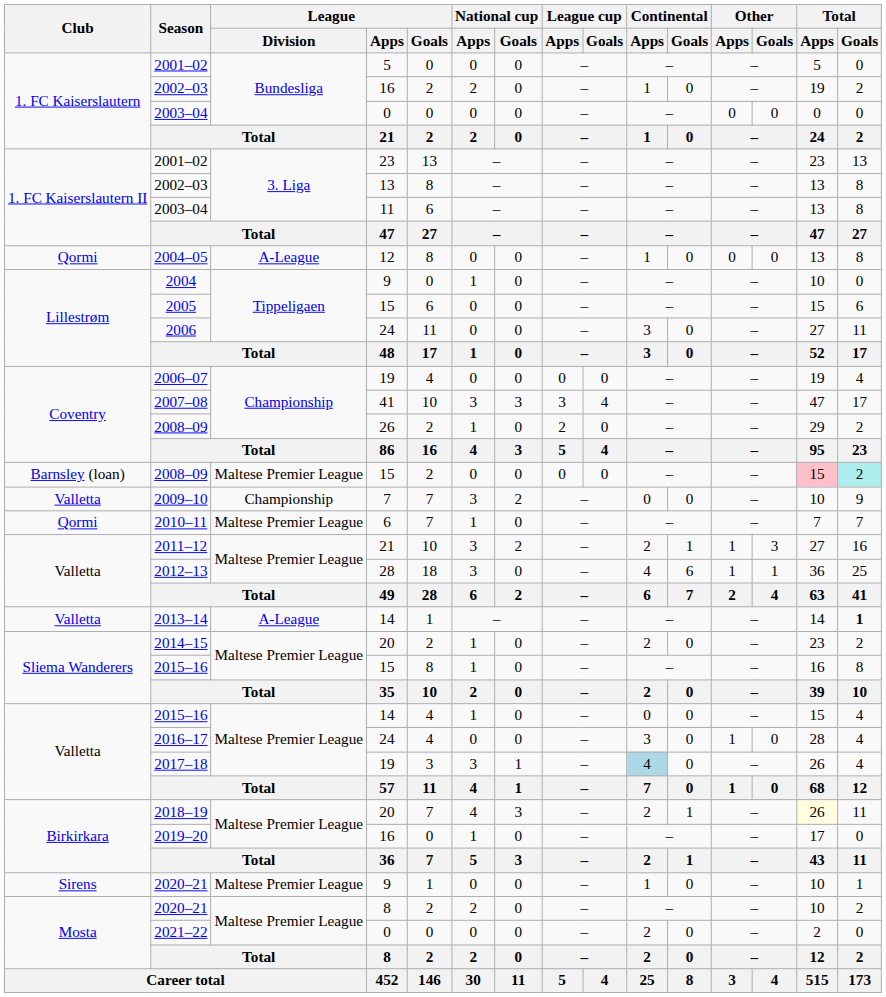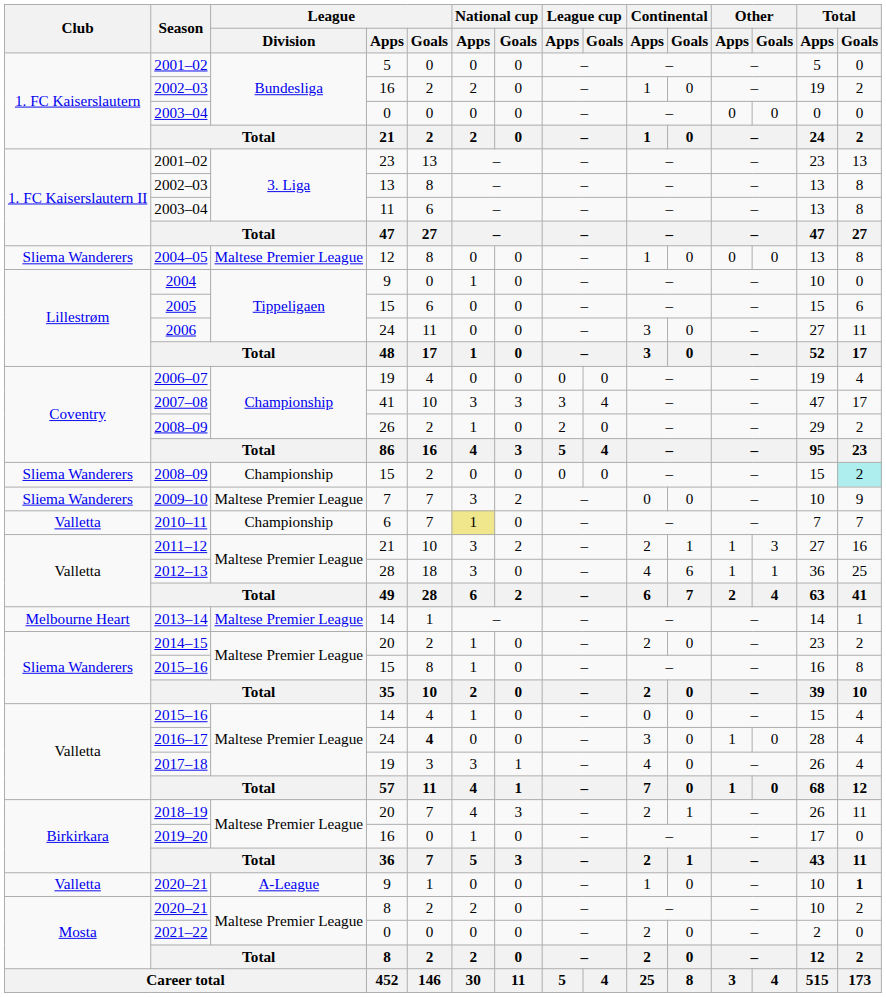(78, 257) Qormi -> (78, 257) Sliema Wanderers
(289, 257) A-League -> (289, 257) Maltese Premier League
(78, 474) Barnsley (loan) -> (78, 474) Sliema Wanderers
(289, 474) Maltese Premier League -> (289, 474) Championship
(817, 474) pink background -> (817, 474) no background
(78, 498) Valletta -> (78, 498) Sliema Wanderers
(289, 498) Championship -> (289, 498) Maltese Premier League
(78, 522) Qormi -> (78, 522) Valletta
(289, 522) Maltese Premier League -> (289, 522) Championship
(473, 522) no background -> (473, 522) khaki background
(78, 619) Valletta -> (78, 619) Melbourne Heart
(289, 619) A-League -> (289, 619) Maltese Premier League
(860, 619) bold -> (860, 619) normal
(429, 739) normal -> (429, 739) bold
(647, 763) lightblue background -> (647, 763) no background
(817, 812) lightyellow background -> (817, 812) no background
(78, 884) Sirens -> (78, 884) Valletta
(289, 884) Maltese Premier League -> (289, 884) A-League
(860, 884) normal -> (860, 884) bold
